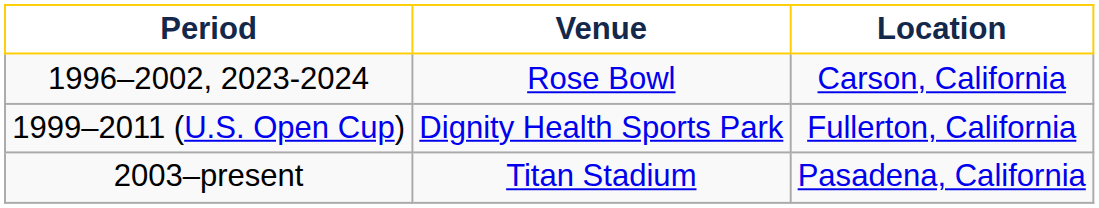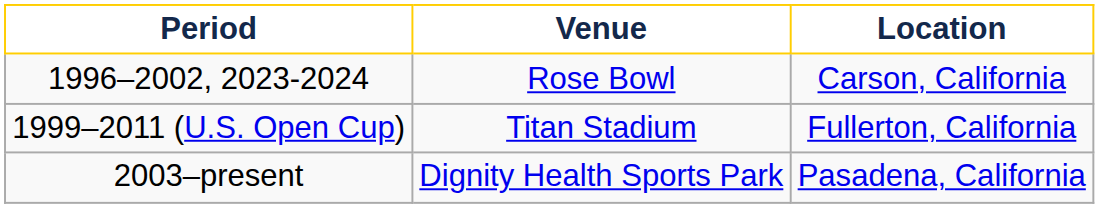(601, 127) Dignity Health Sports Park -> (601, 127) Titan Stadium
(601, 176) Titan Stadium -> (601, 176) Dignity Health Sports Park
